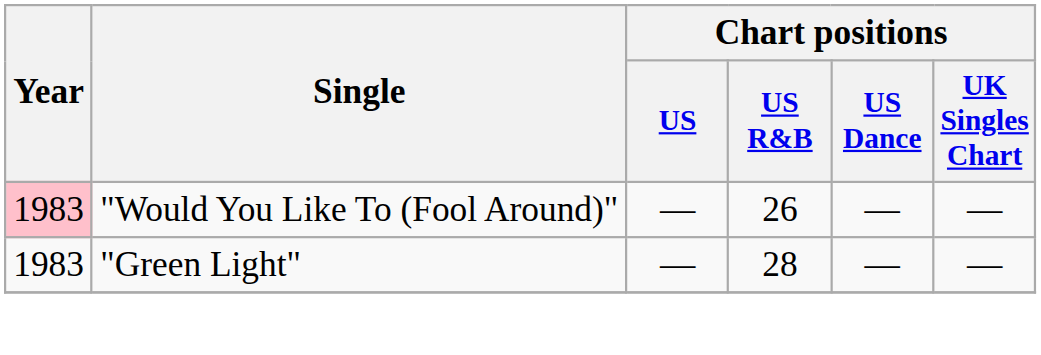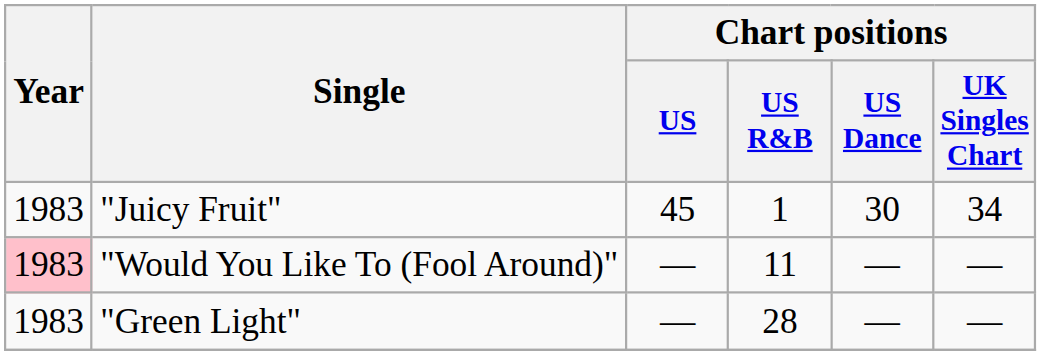+ row: (191, 208)
(780, 208) 26 -> (780, 264) 11
